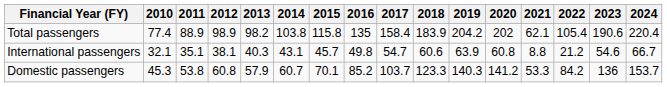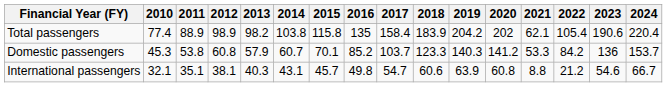rows swapped: (66, 71) <-> (74, 52)
